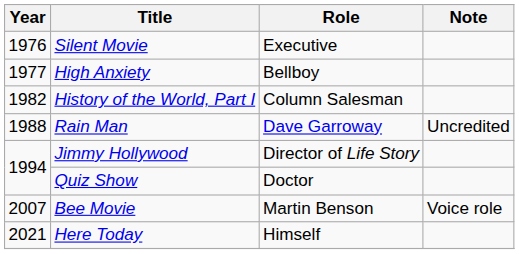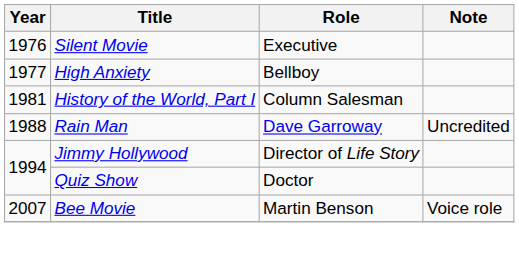(28, 99) 1982 -> (28, 99) 1981
- row: (98, 235)
